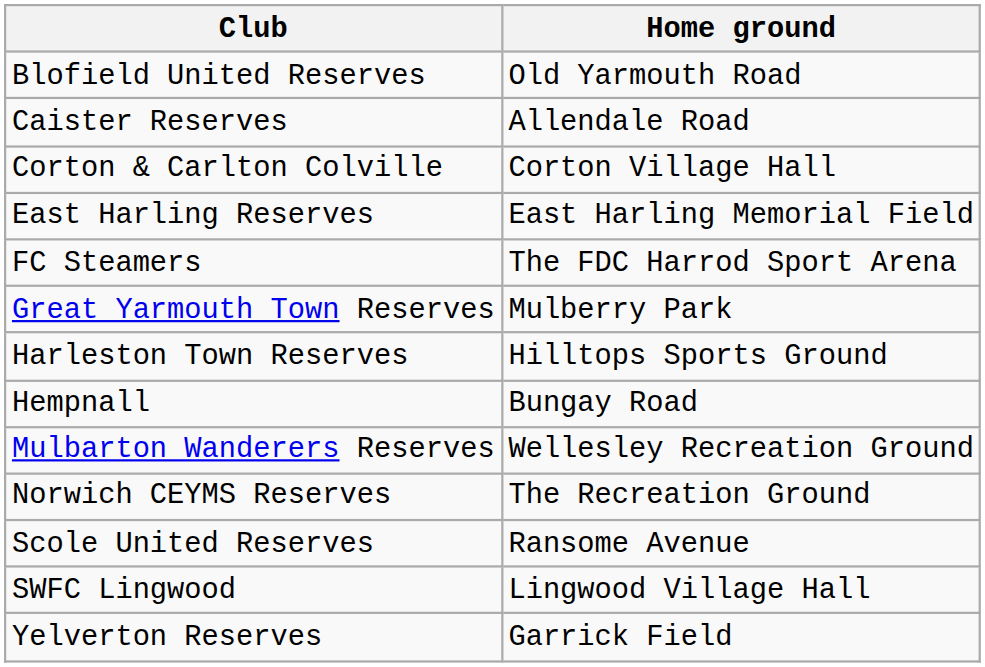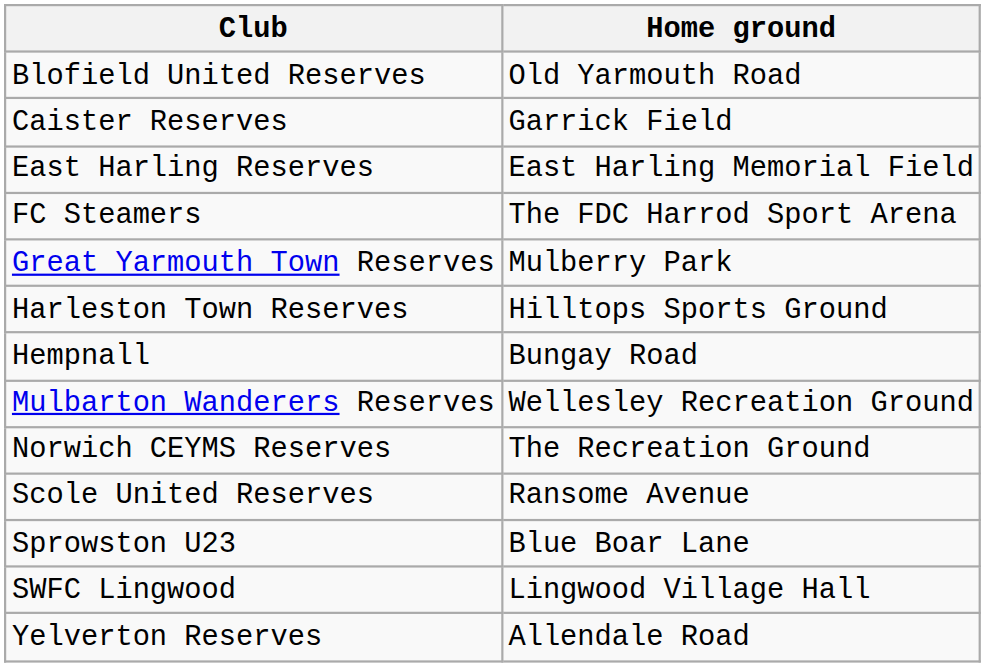(629, 122) Allendale Road -> (620, 122) Garrick Field
- row: (227, 169)
+ row: (124, 544)
(620, 637) Garrick Field -> (629, 637) Allendale Road
